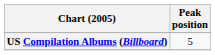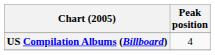(190, 41) 5 -> (190, 41) 4
